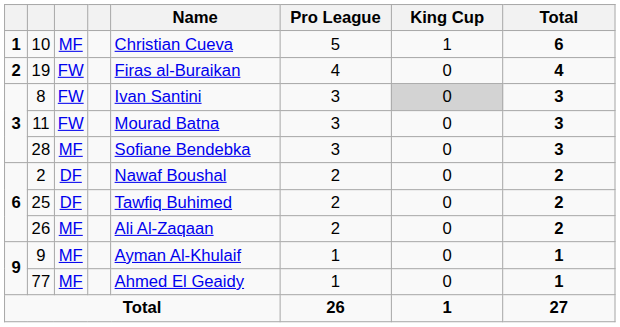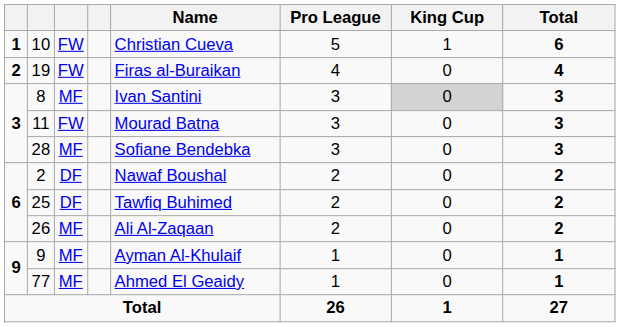(71, 44) MF -> (71, 44) FW
(71, 96) FW -> (71, 96) MF
